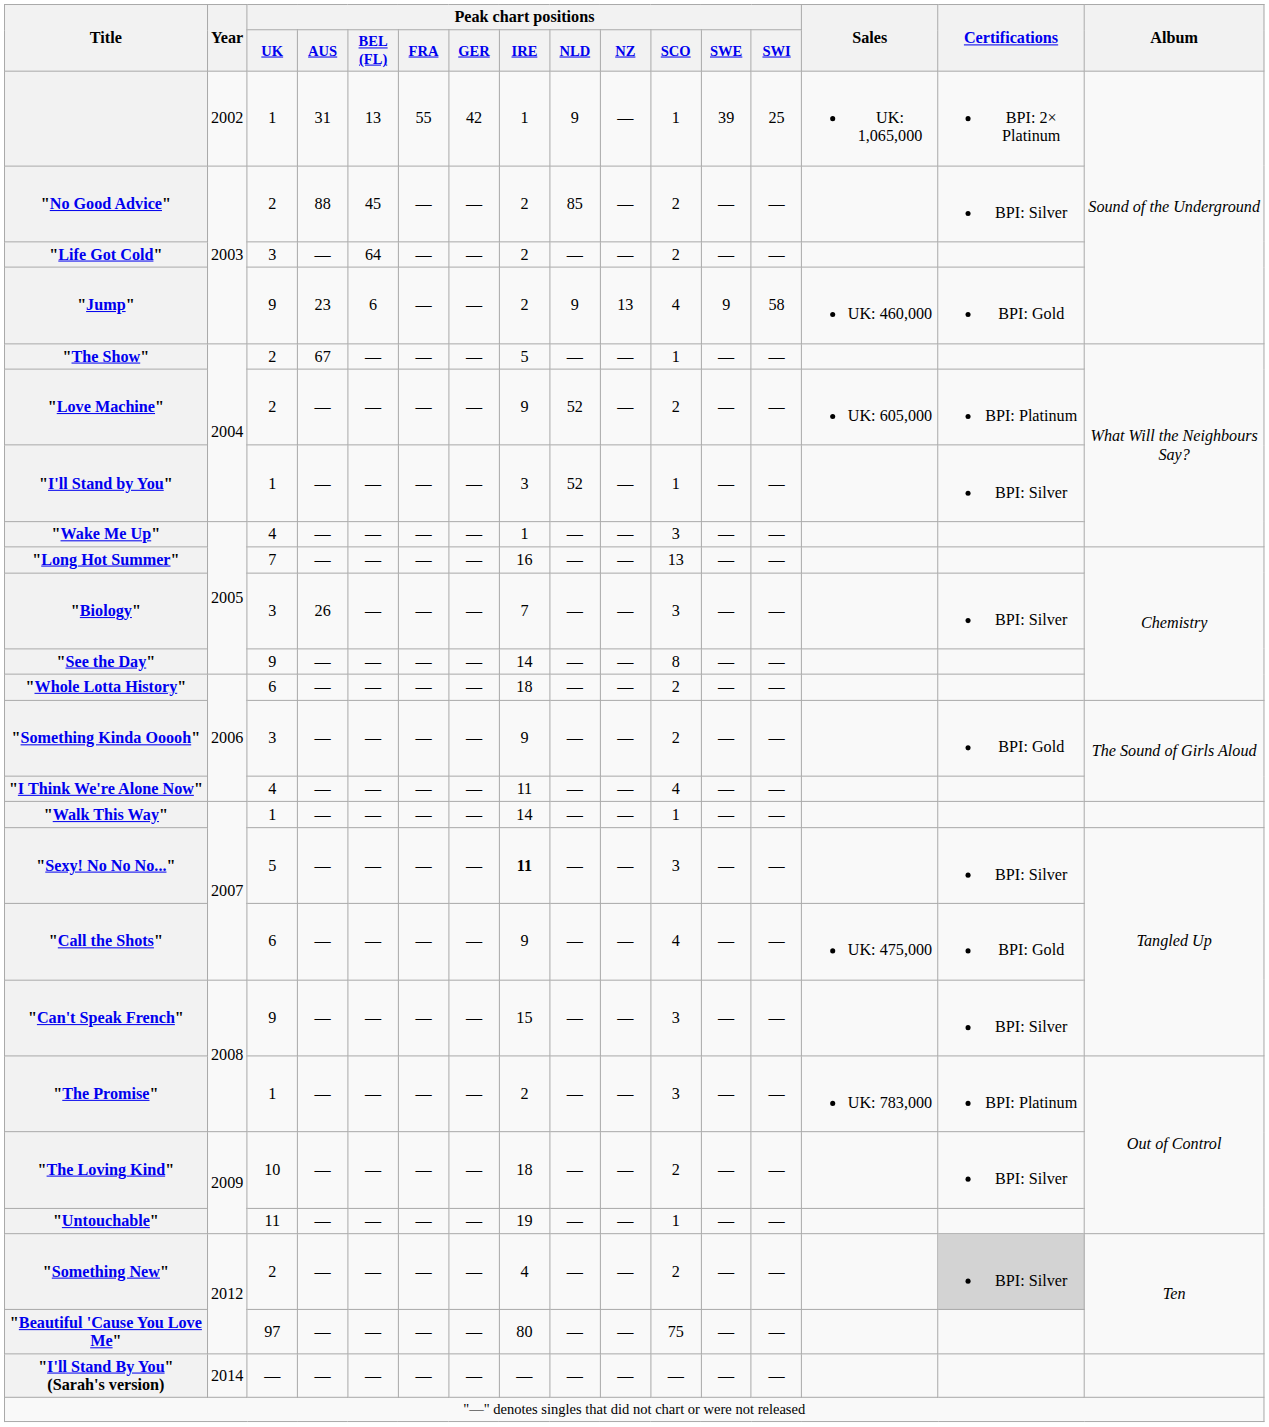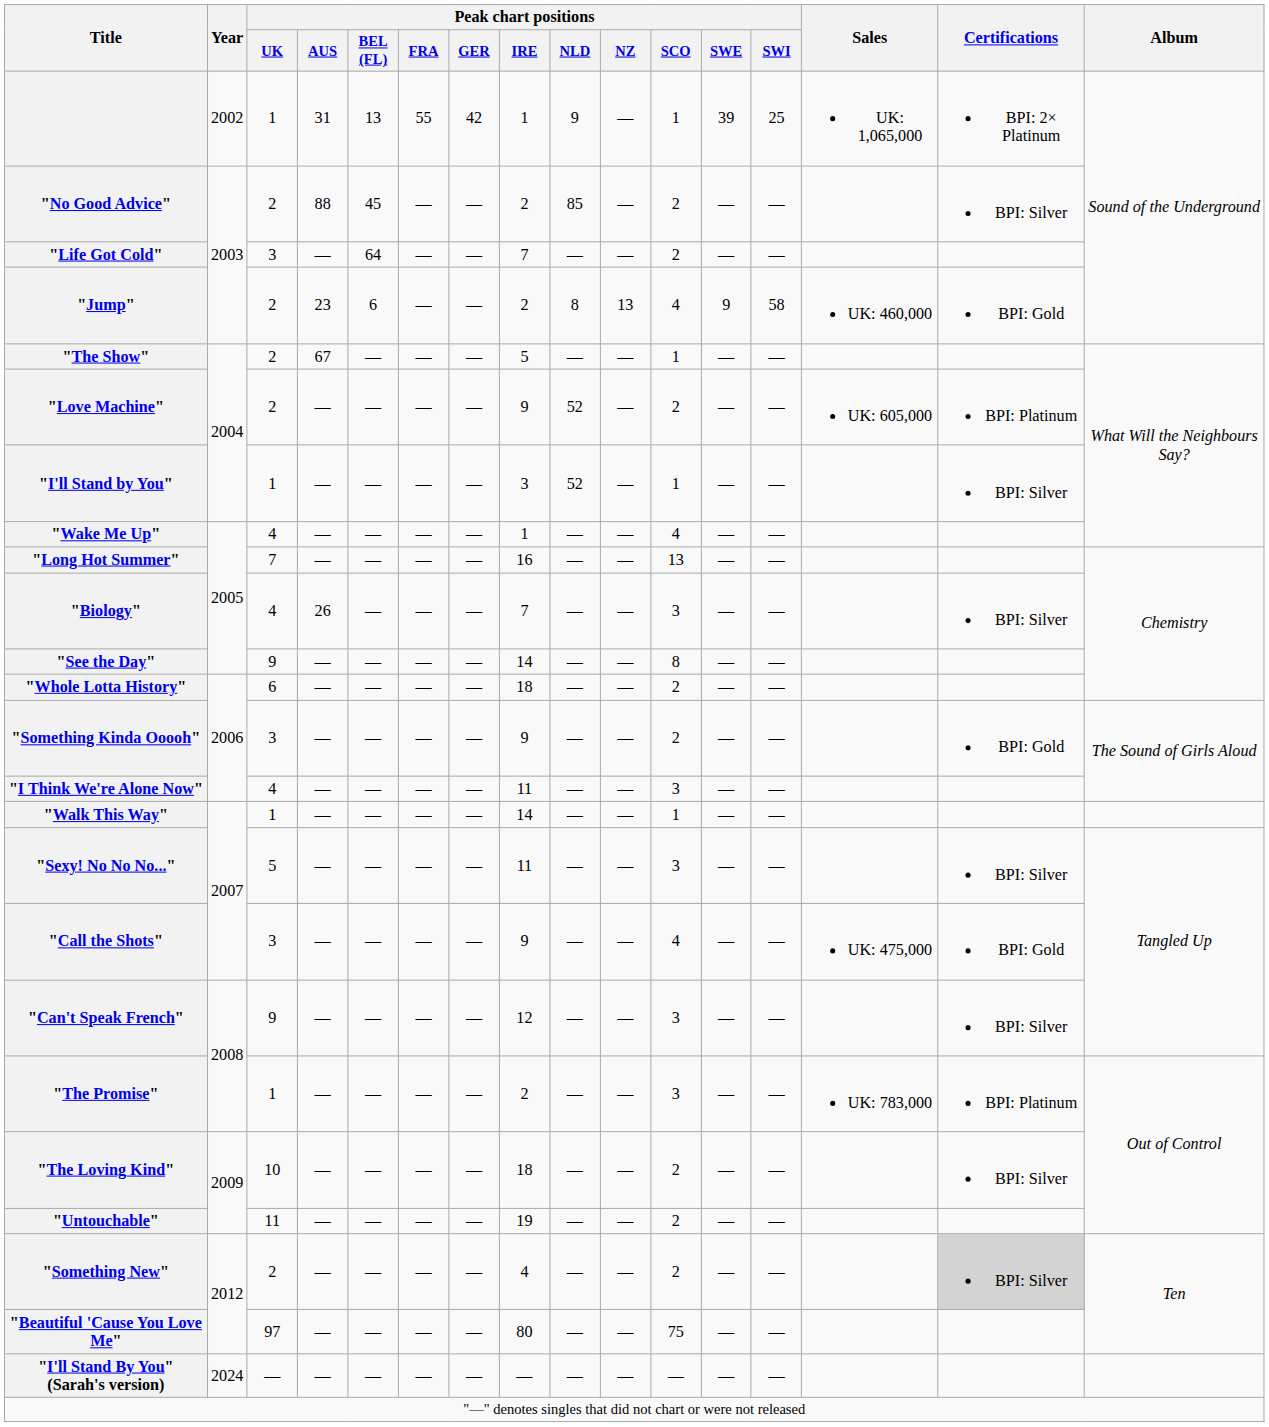(524, 254) 2 -> (524, 254) 7
(272, 305) 9 -> (272, 305) 2
(575, 305) 9 -> (575, 305) 8
(676, 534) 3 -> (676, 534) 4
(272, 610) 3 -> (272, 610) 4
(676, 788) 4 -> (676, 788) 3
(524, 865) bold -> (524, 865) normal
(272, 941) 6 -> (272, 941) 3
(524, 1017) 15 -> (524, 1017) 12
(676, 1220) 1 -> (676, 1220) 2
(227, 1375) 2014 -> (227, 1375) 2024
